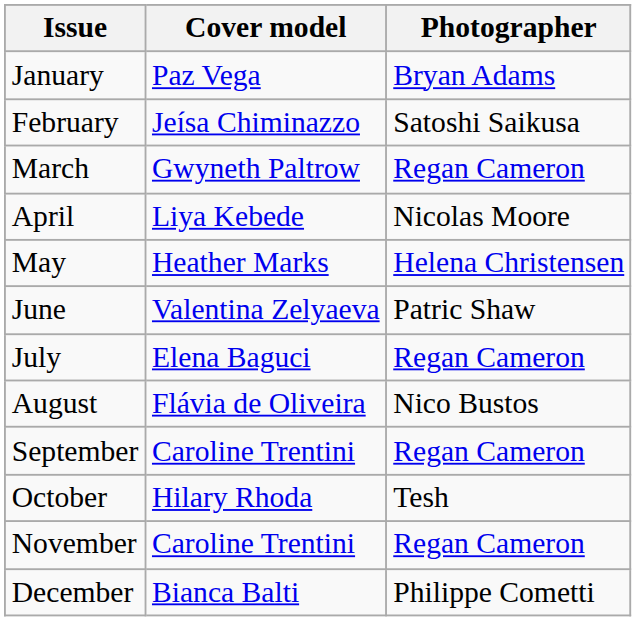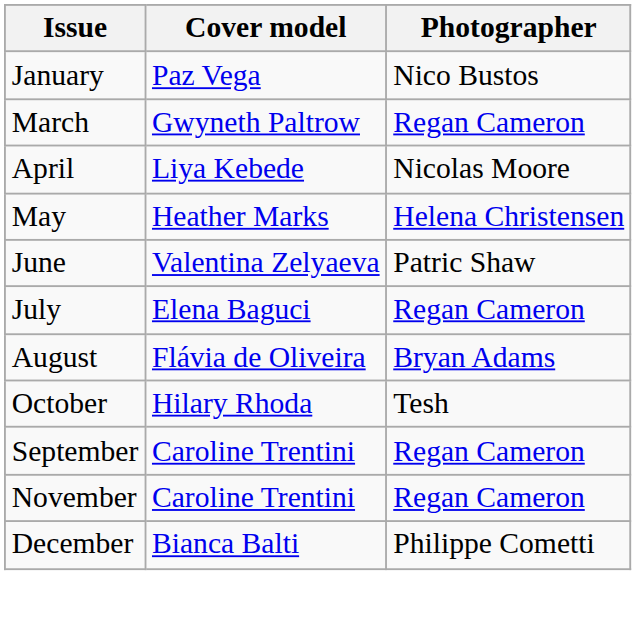(474, 74) Bryan Adams -> (466, 74) Nico Bustos
- row: (65, 121)
(466, 403) Nico Bustos -> (474, 356) Bryan Adams
rows swapped: (75, 450) <-> (59, 497)
